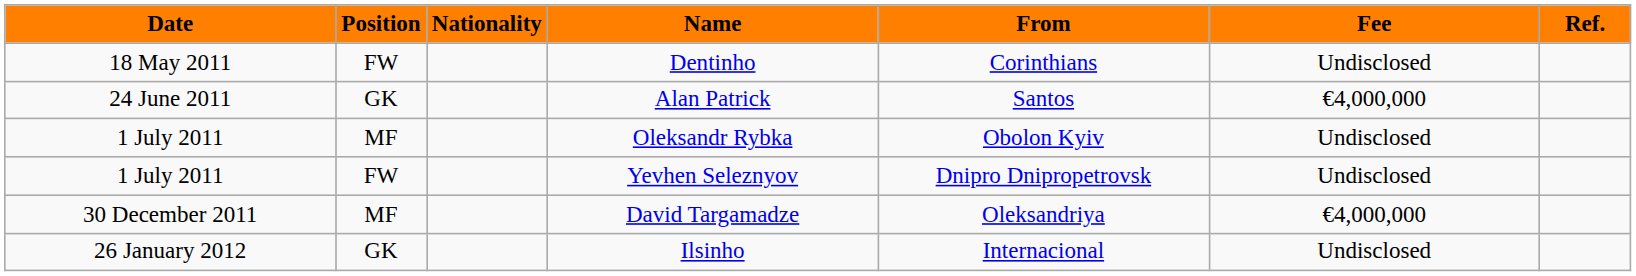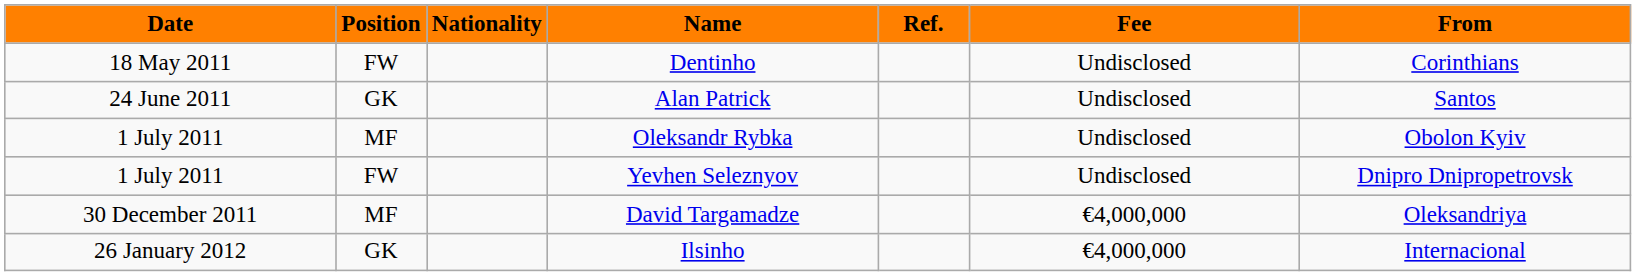columns swapped: (1043, 23) <-> (1585, 23)
(1374, 99) €4,000,000 -> (1134, 99) Undisclosed
(1374, 251) Undisclosed -> (1134, 251) €4,000,000
